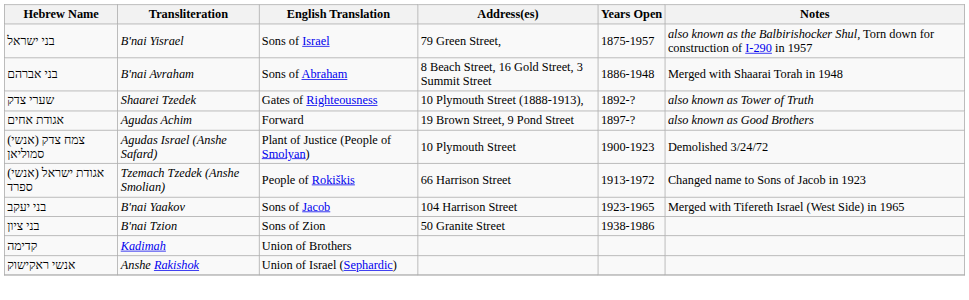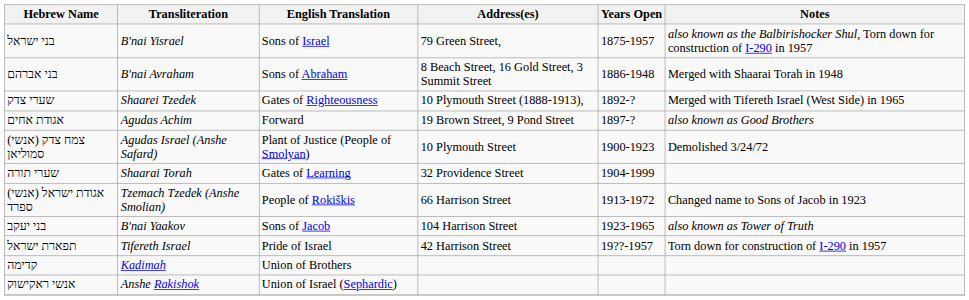(741, 100) also known as Tower of Truth -> (786, 100) Merged with Tifereth Israel (West Side) in 1965
+ row: (33, 173)
(786, 206) Merged with Tifereth Israel (West Side) in 1965 -> (741, 226) also known as Tower of Truth
+ row: (42, 245)
- row: (23, 226)
